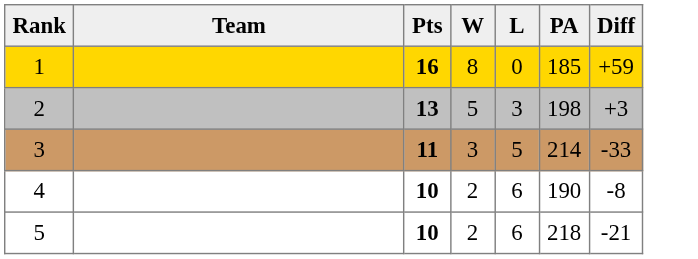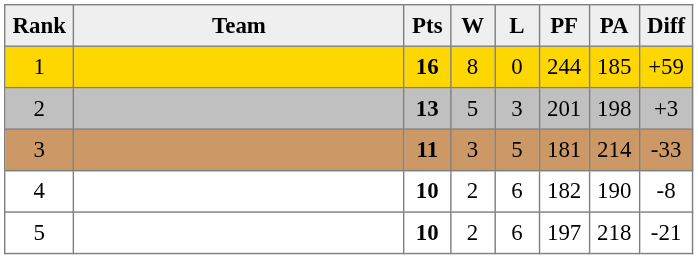+ column: (564, 25)
